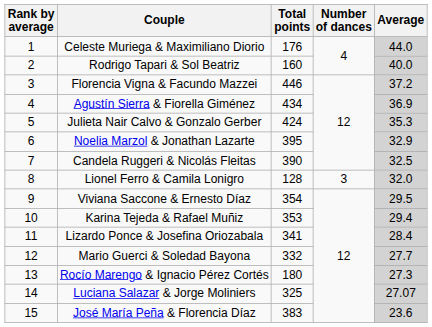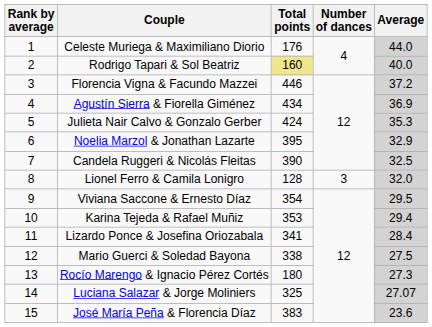(292, 65) no background -> (292, 65) khaki background
(292, 255) 332 -> (292, 255) 338
(401, 255) 27.7 -> (401, 255) 27.5
